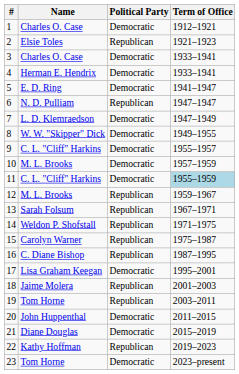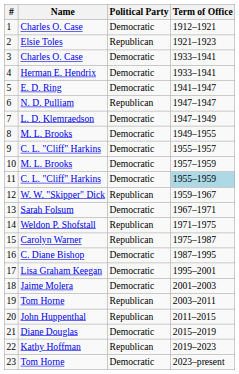(63, 133) W. W. "Skipper" Dick -> (46, 133) M. L. Brooks
(46, 194) M. L. Brooks -> (63, 194) W. W. "Skipper" Dick
(131, 210) Republican -> (132, 210) Democratic
(131, 255) Republican -> (132, 255) Democratic
(131, 286) Republican -> (132, 286) Democratic
(132, 316) Democratic -> (131, 316) Republican
